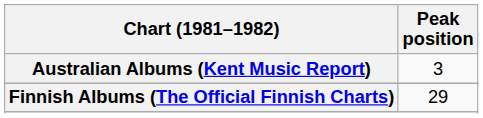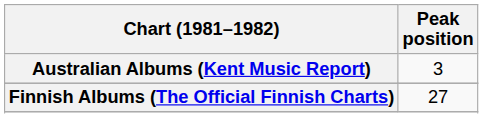(438, 97) 29 -> (438, 97) 27
